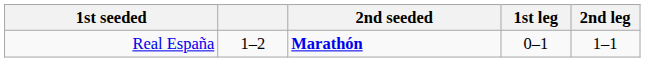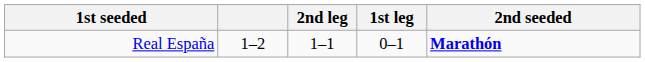columns swapped: (394, 17) <-> (605, 17)
